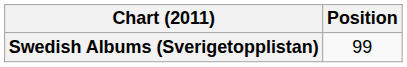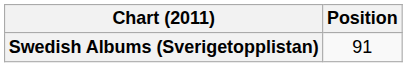(362, 47) 99 -> (362, 47) 91
